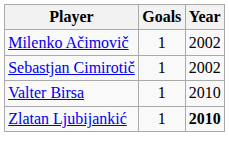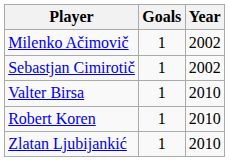+ row: (52, 118)
(205, 118) bold -> (205, 144) normal
